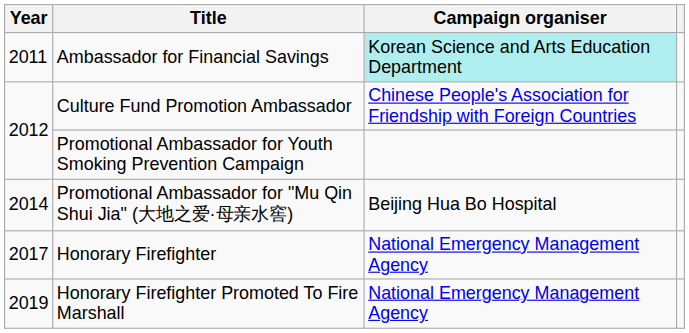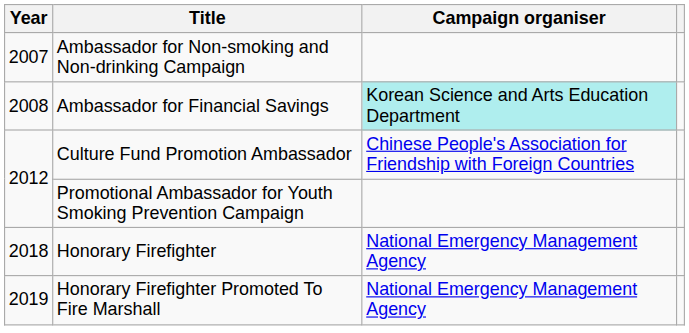+ row: (193, 57)
(28, 57) 2011 -> (29, 105) 2008
- row: (204, 203)
(29, 254) 2017 -> (29, 251) 2018
